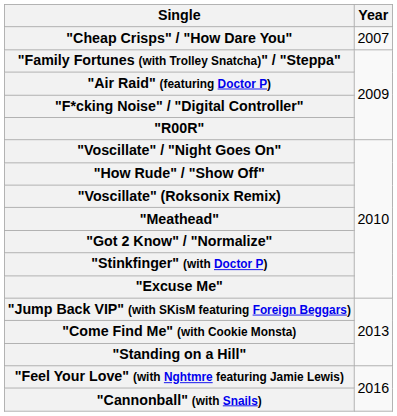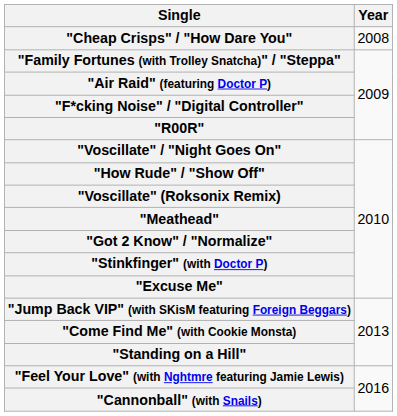(373, 38) 2007 -> (373, 38) 2008
